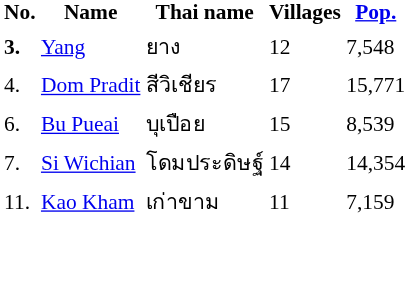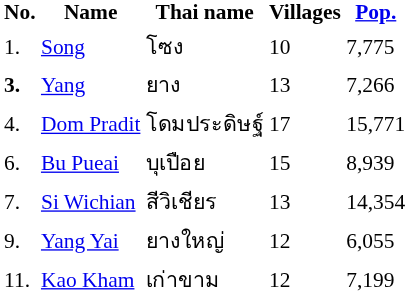+ row: (63, 46)
(280, 46) 12 -> (280, 84) 13
(370, 46) 7,548 -> (370, 84) 7,266
(181, 85) สีวิเชียร -> (205, 124) โดมประดิษฐ์
(370, 123) 8,539 -> (370, 162) 8,939
(205, 163) โดมประดิษฐ์ -> (181, 202) สีวิเชียร
(280, 162) 14 -> (280, 201) 13
+ row: (80, 240)
(279, 201) 11 -> (280, 279) 12
(370, 201) 7,159 -> (370, 279) 7,199
